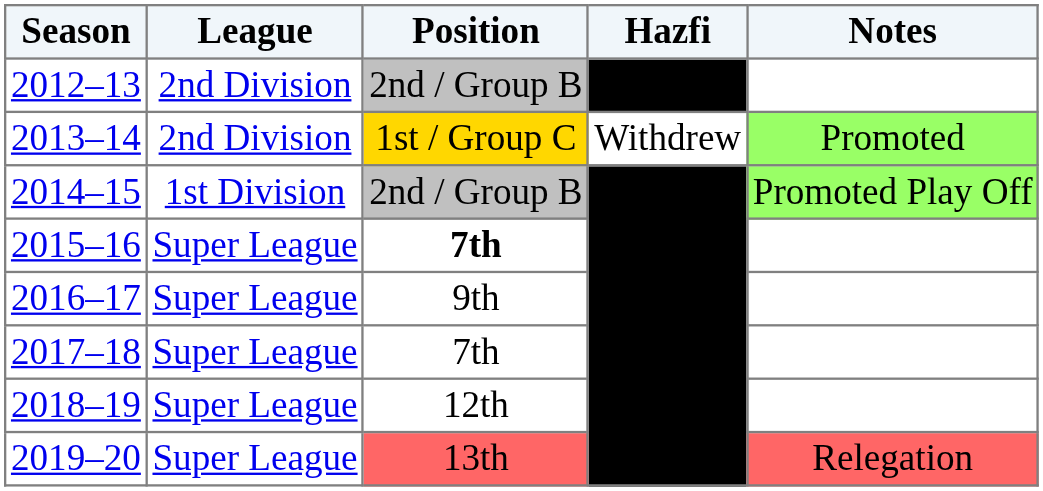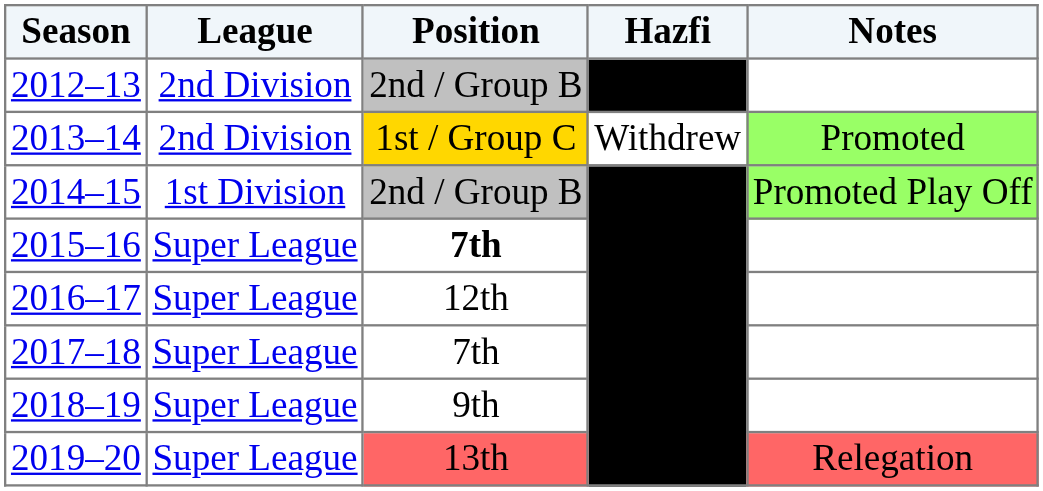(476, 297) 9th -> (476, 297) 12th
(476, 404) 12th -> (476, 404) 9th
